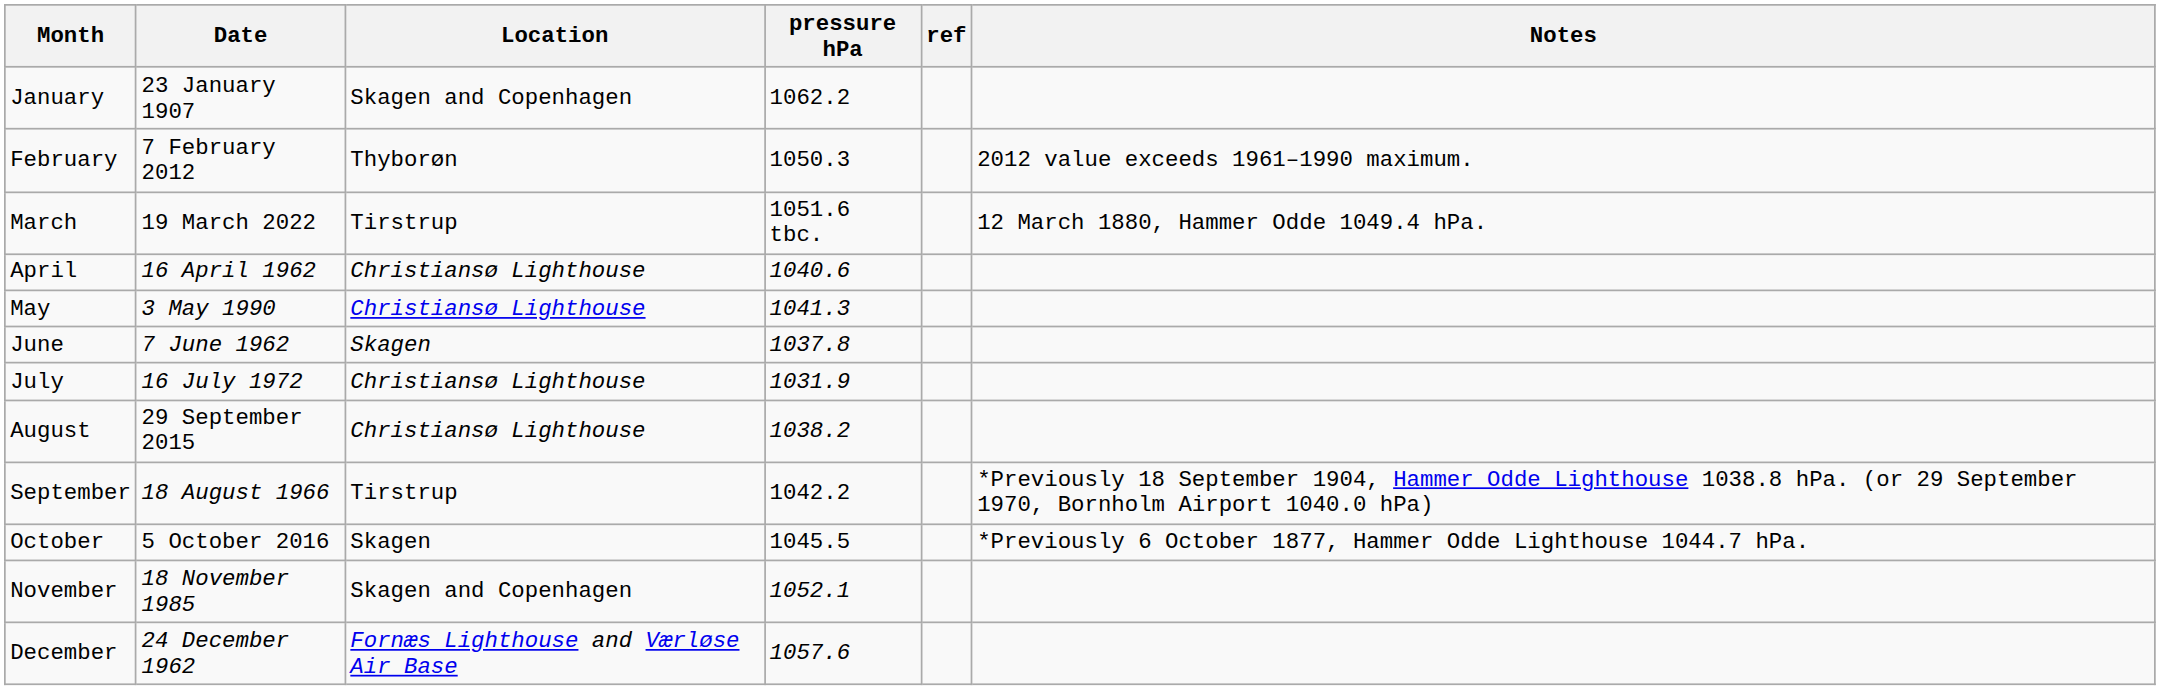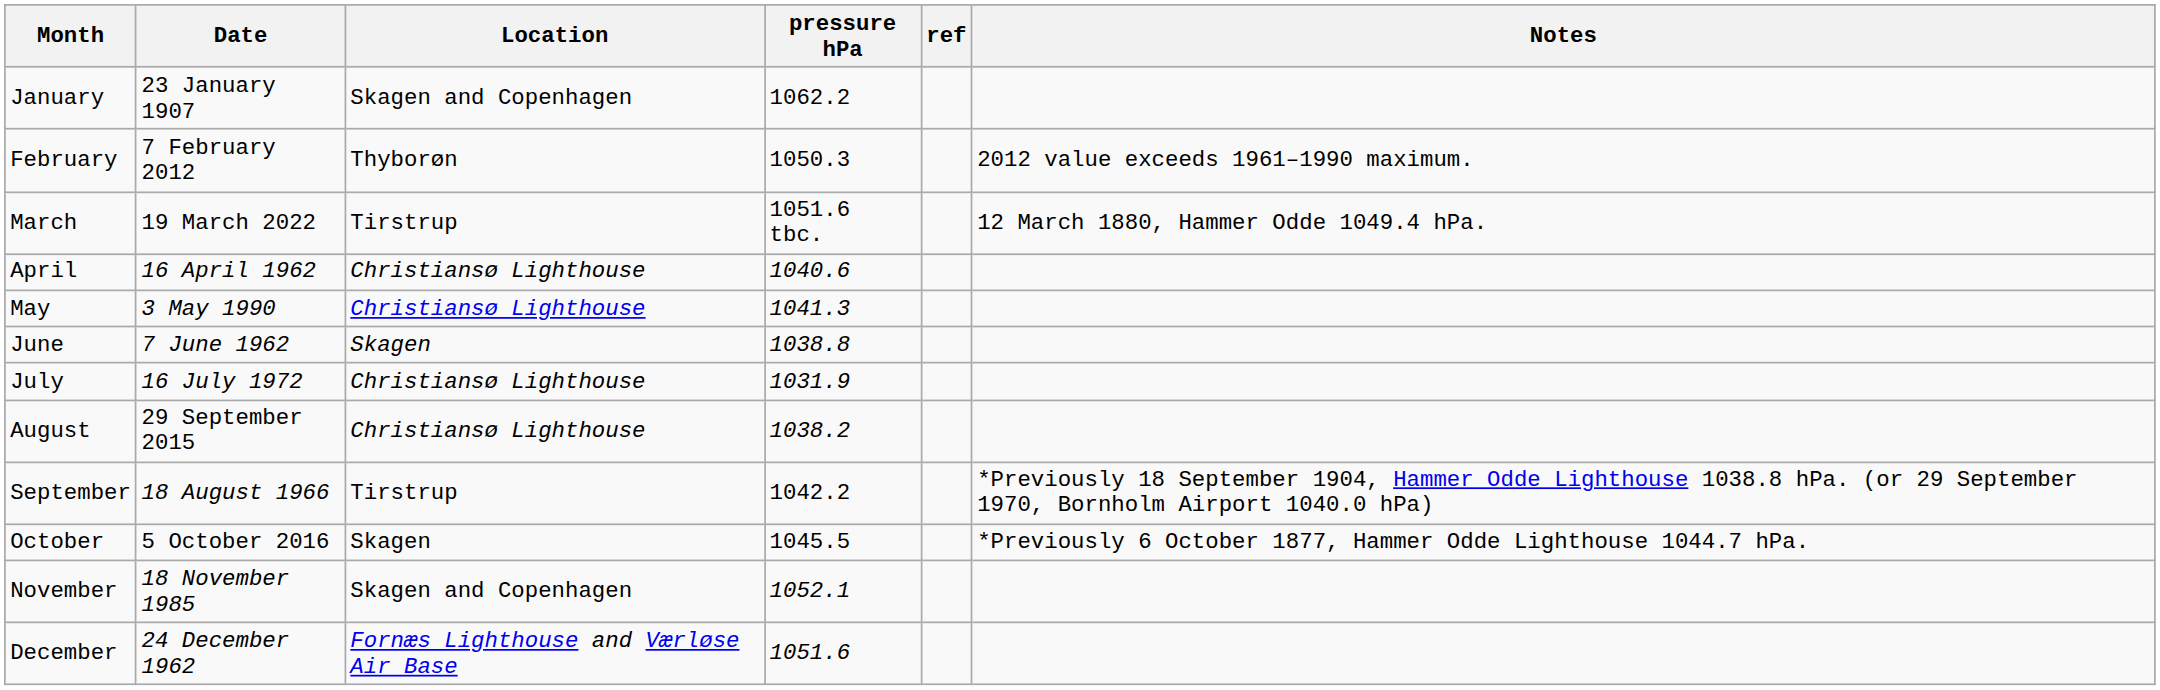(810, 345) 1037.8 -> (810, 345) 1038.8
(810, 654) 1057.6 -> (810, 654) 1051.6
